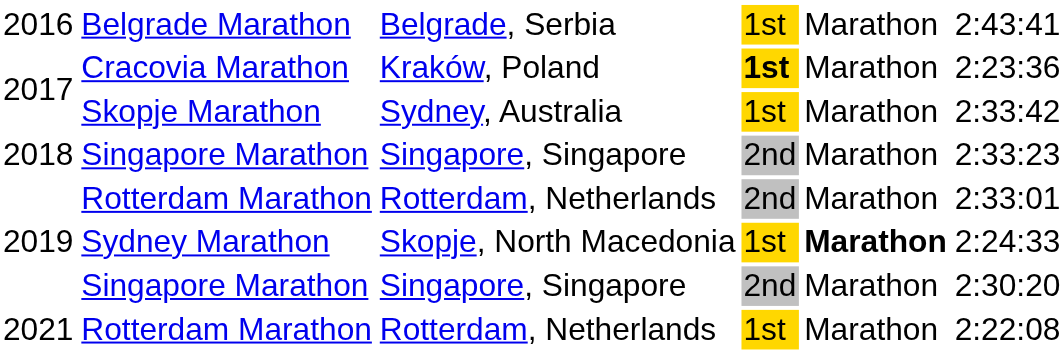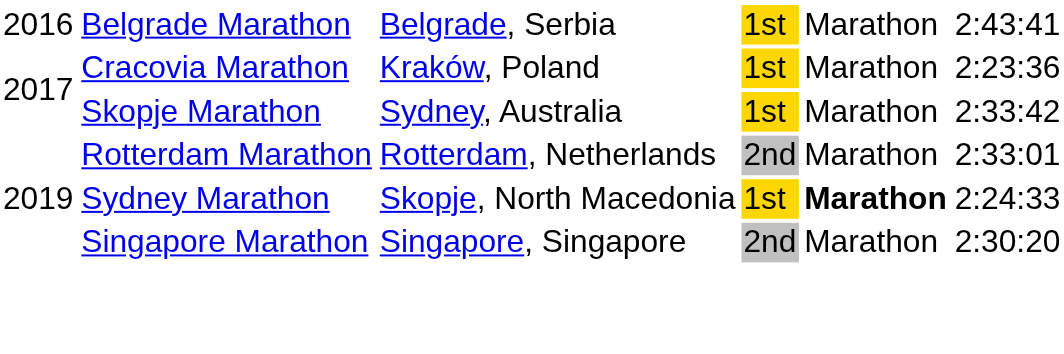(766, 67) bold -> (765, 67) normal
- row: (38, 154)
- row: (38, 329)
